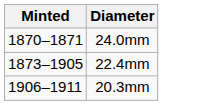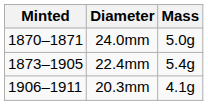+ column: (180, 16)
